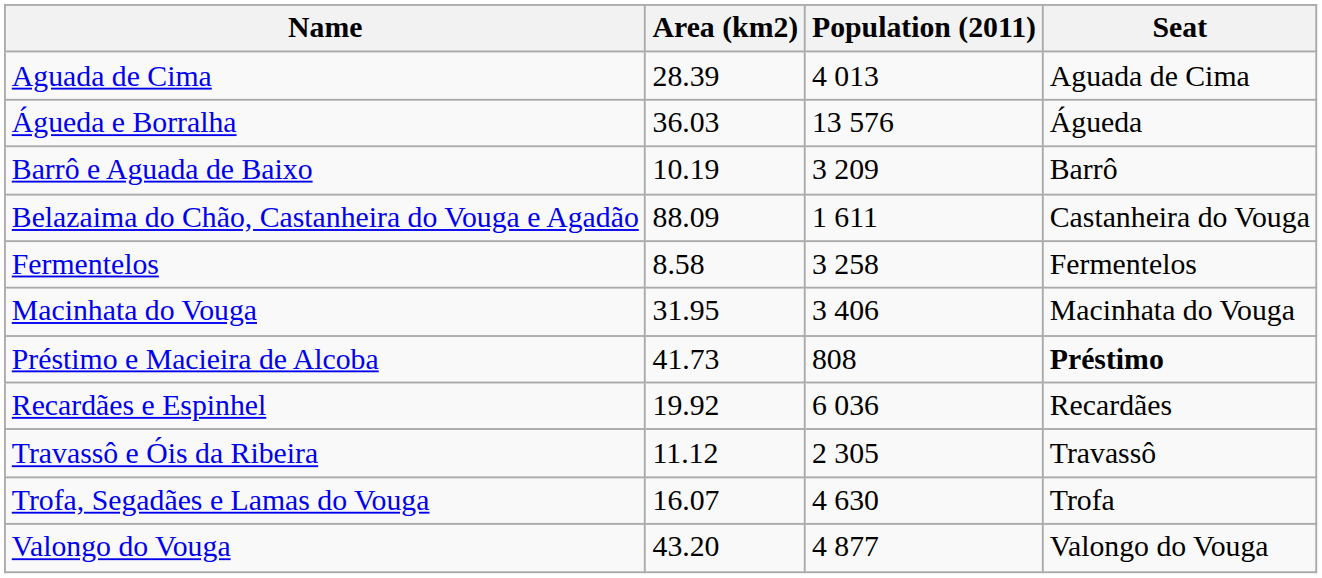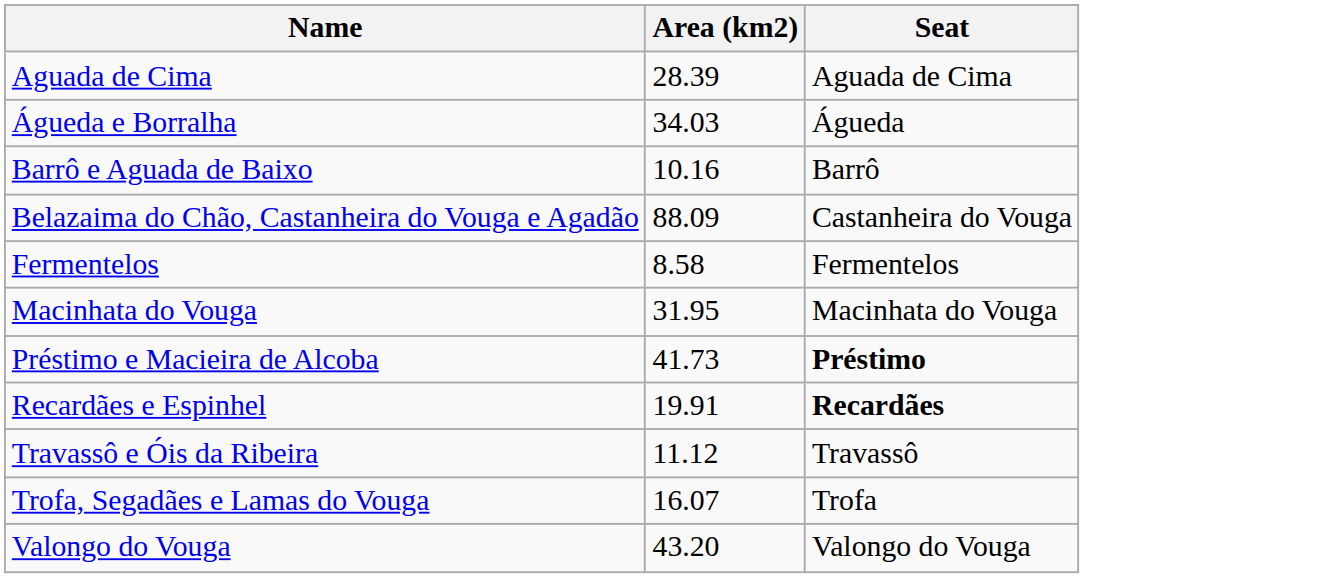- column: (924, 28)
(686, 122) 36.03 -> (686, 122) 34.03
(686, 169) 10.19 -> (686, 169) 10.16
(686, 405) 19.92 -> (686, 405) 19.91
(1111, 405) normal -> (878, 405) bold
